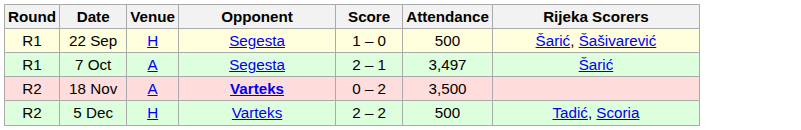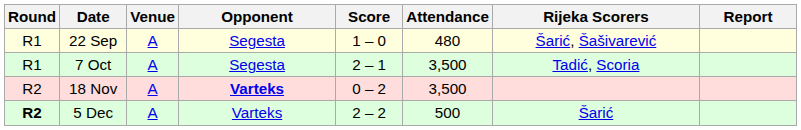+ column: (748, 17)
(153, 41) H -> (153, 41) A
(448, 41) 500 -> (448, 41) 480
(448, 65) 3,497 -> (448, 65) 3,500
(596, 65) Šarić -> (596, 65) Tadić, Scoria
(32, 113) normal -> (32, 113) bold
(153, 113) H -> (153, 113) A
(596, 113) Tadić, Scoria -> (596, 113) Šarić
